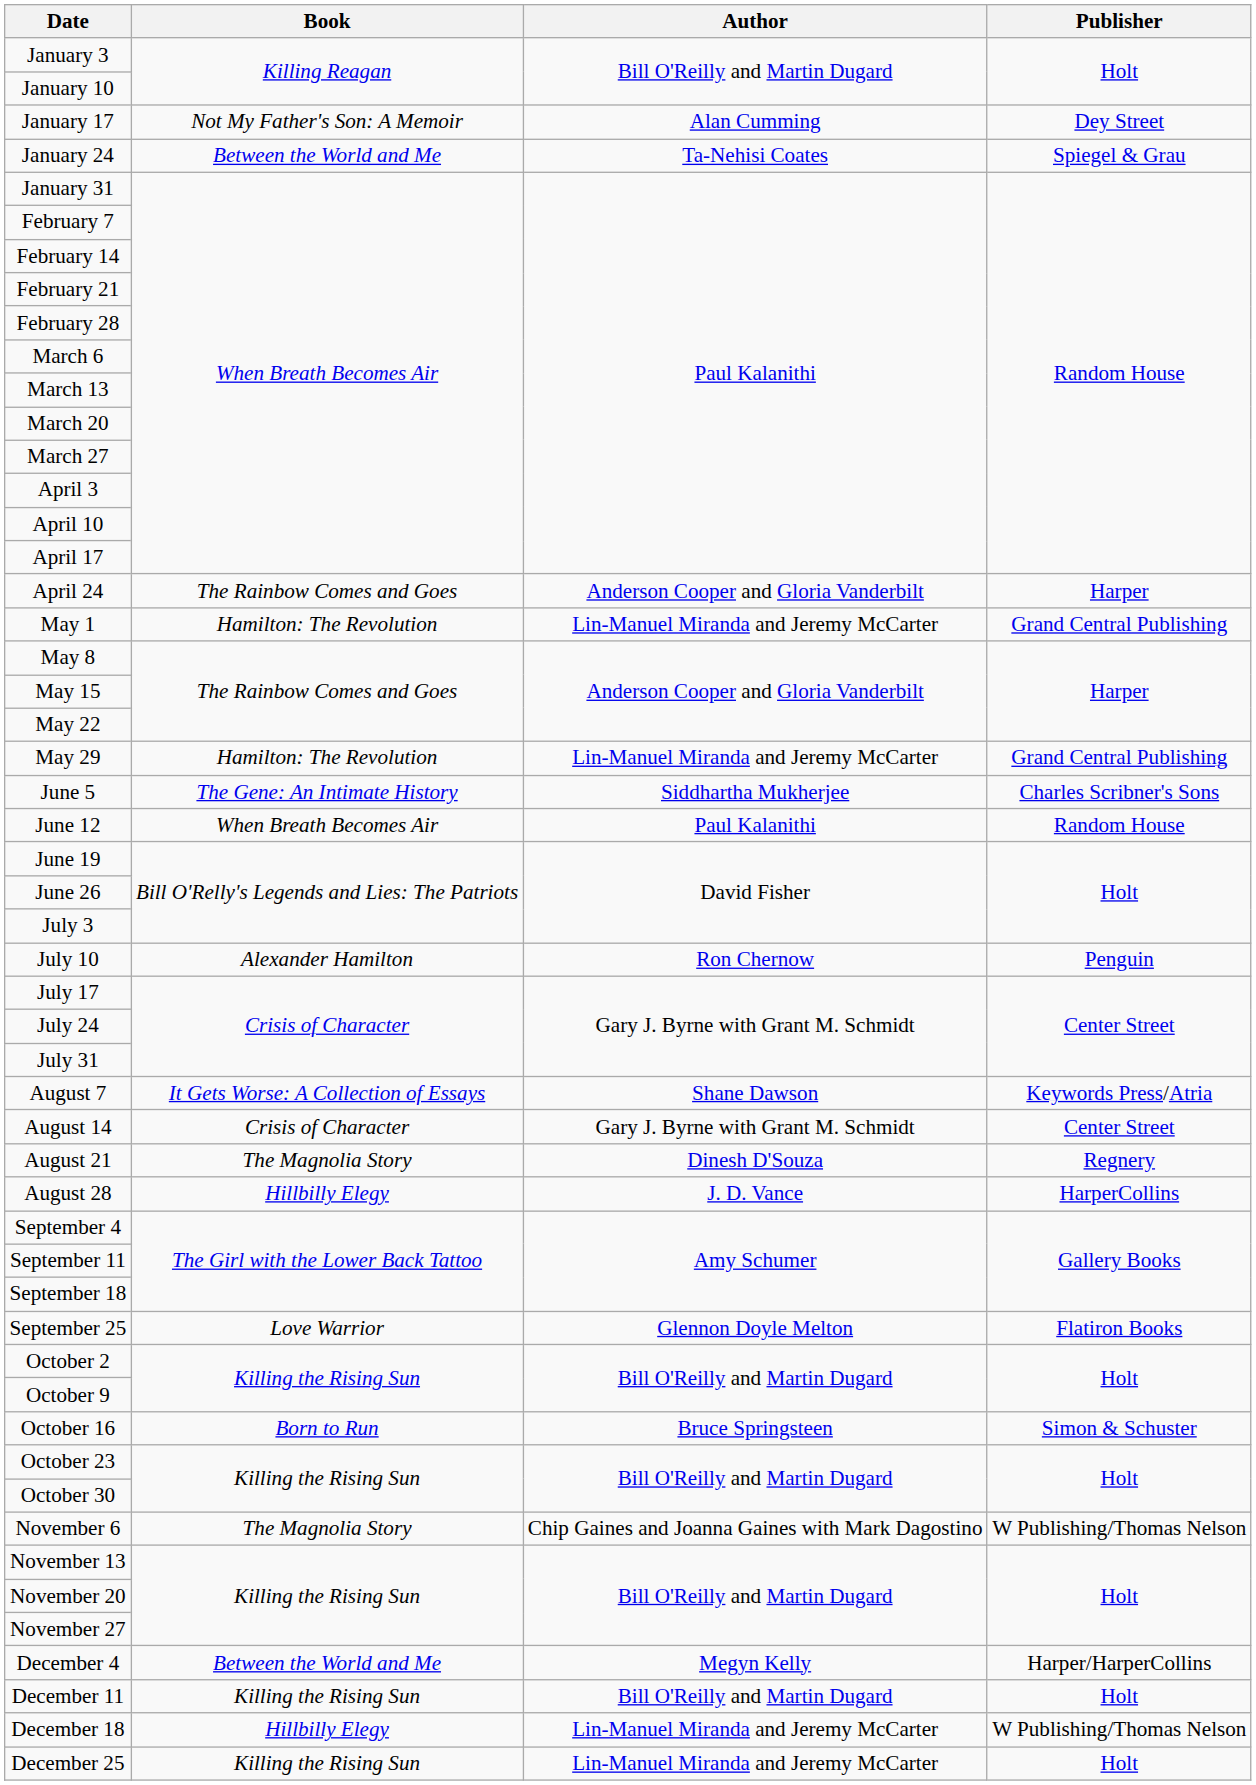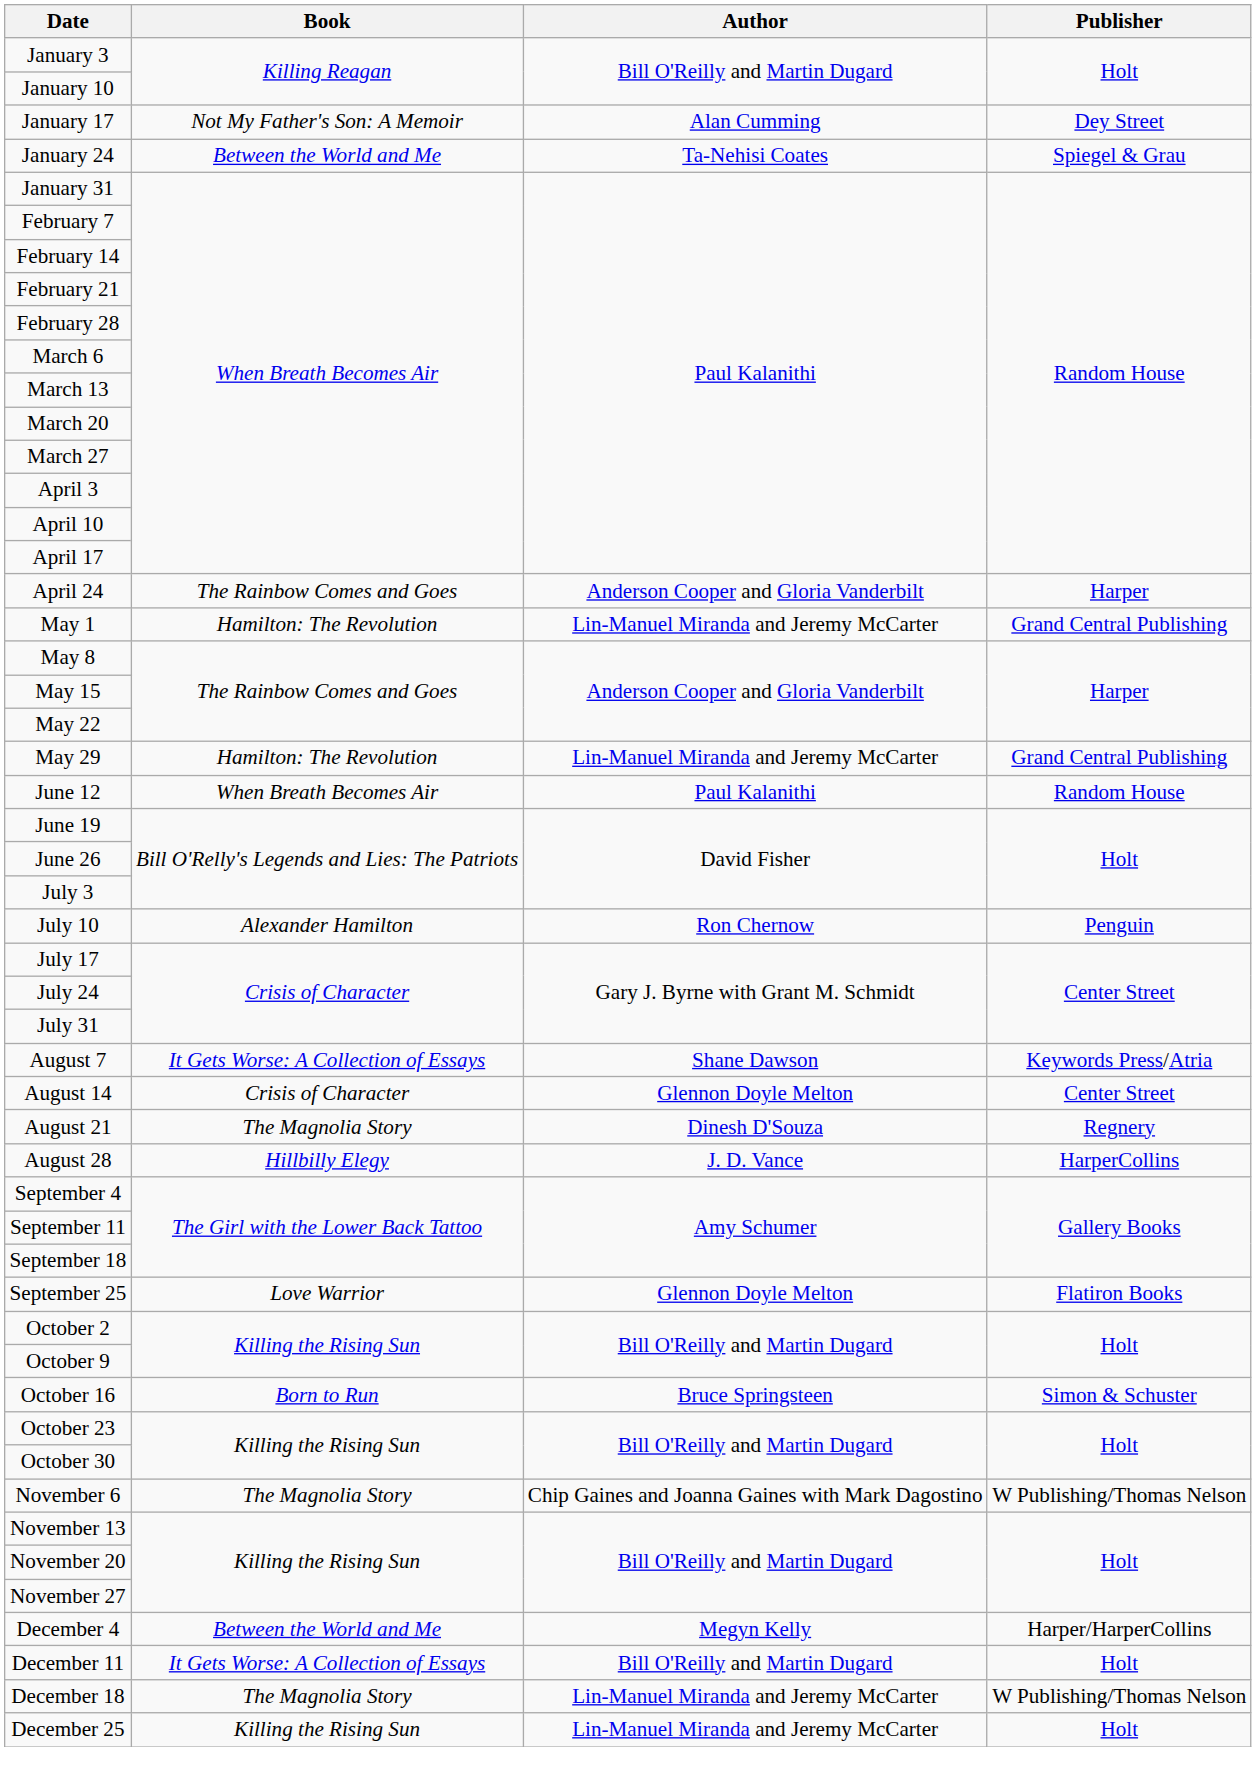- row: (68, 791)
(755, 1126) Gary J. Byrne with Grant M. Schmidt -> (755, 1093) Glennon Doyle Melton
(327, 1695) Killing the Rising Sun -> (327, 1662) It Gets Worse: A Collection of Essays
(327, 1729) Hillbilly Elegy -> (327, 1695) The Magnolia Story
